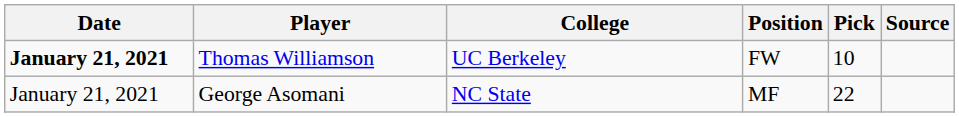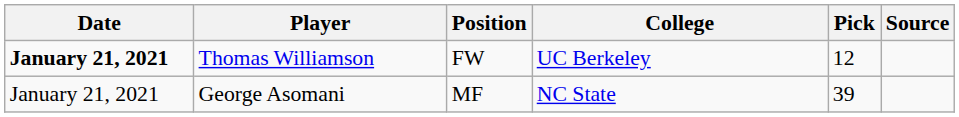columns swapped: (785, 22) <-> (595, 22)
(844, 58) 10 -> (844, 58) 12
(844, 94) 22 -> (844, 94) 39
